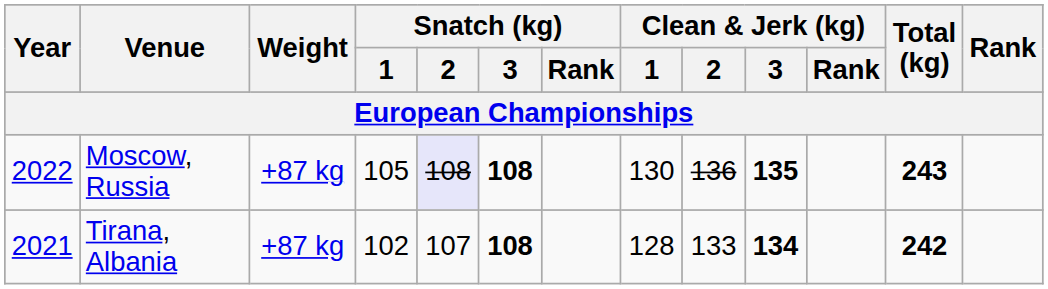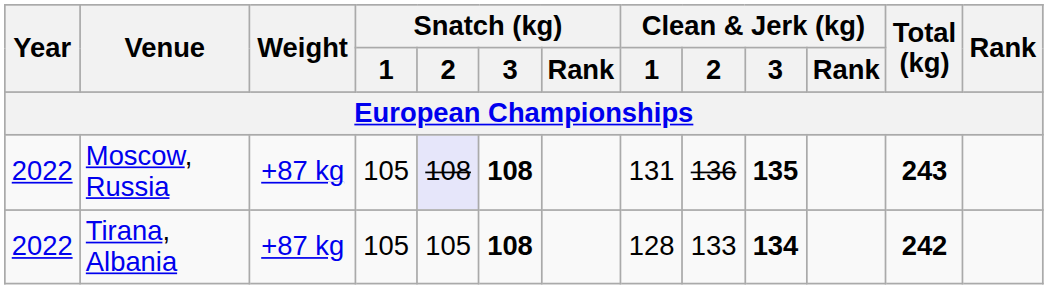(652, 171) 130 -> (652, 171) 131
(42, 245) 2021 -> (42, 245) 2022
(386, 245) 102 -> (386, 245) 105
(448, 245) 107 -> (448, 245) 105
